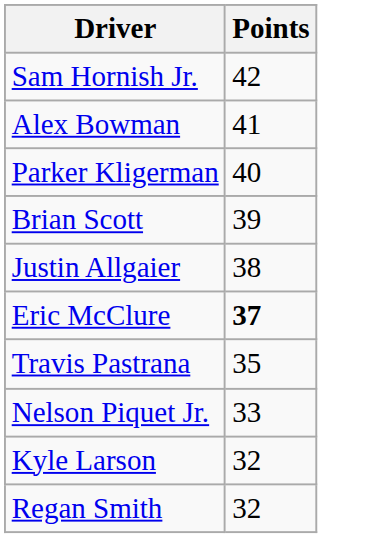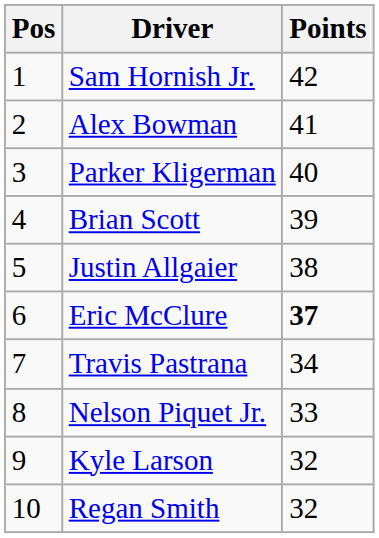+ column: (33, 28)
(247, 363) 35 -> (304, 363) 34
